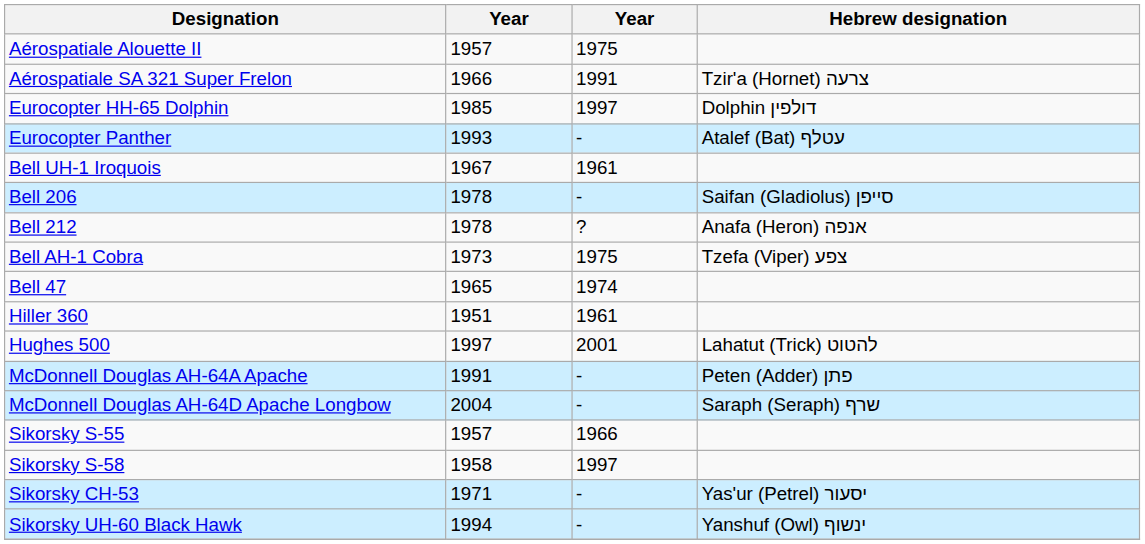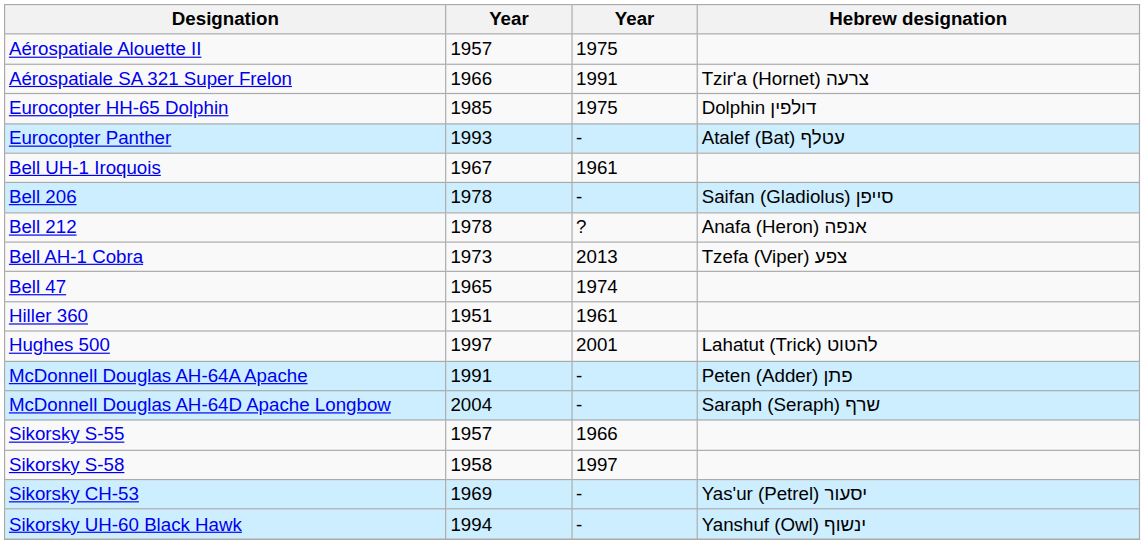(597, 108) 1997 -> (597, 108) 1975
(597, 256) 1975 -> (597, 256) 2013
(471, 494) 1971 -> (471, 494) 1969
